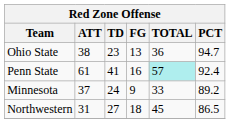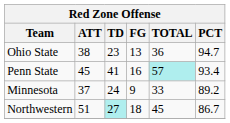(84, 71) 61 -> (84, 71) 45
(209, 71) 92.4 -> (209, 71) 93.4
(84, 109) 31 -> (84, 109) 51
(113, 109) no background -> (113, 109) paleturquoise background
(209, 109) 86.5 -> (209, 109) 86.7
